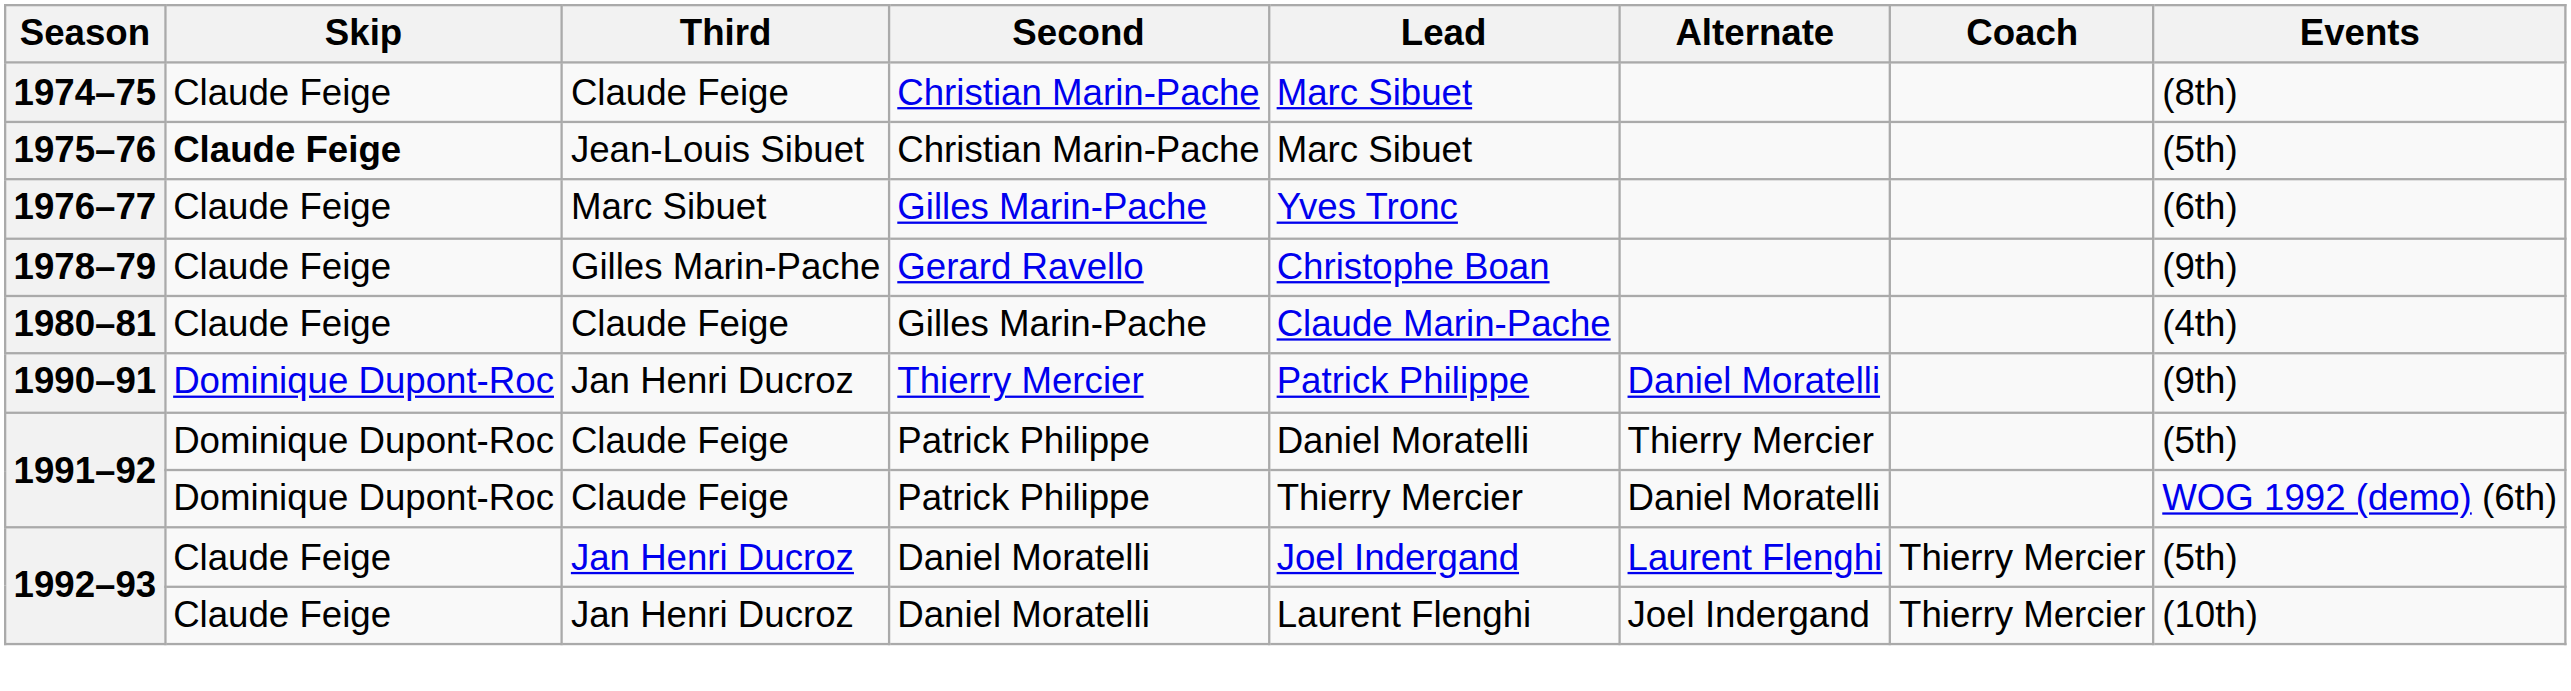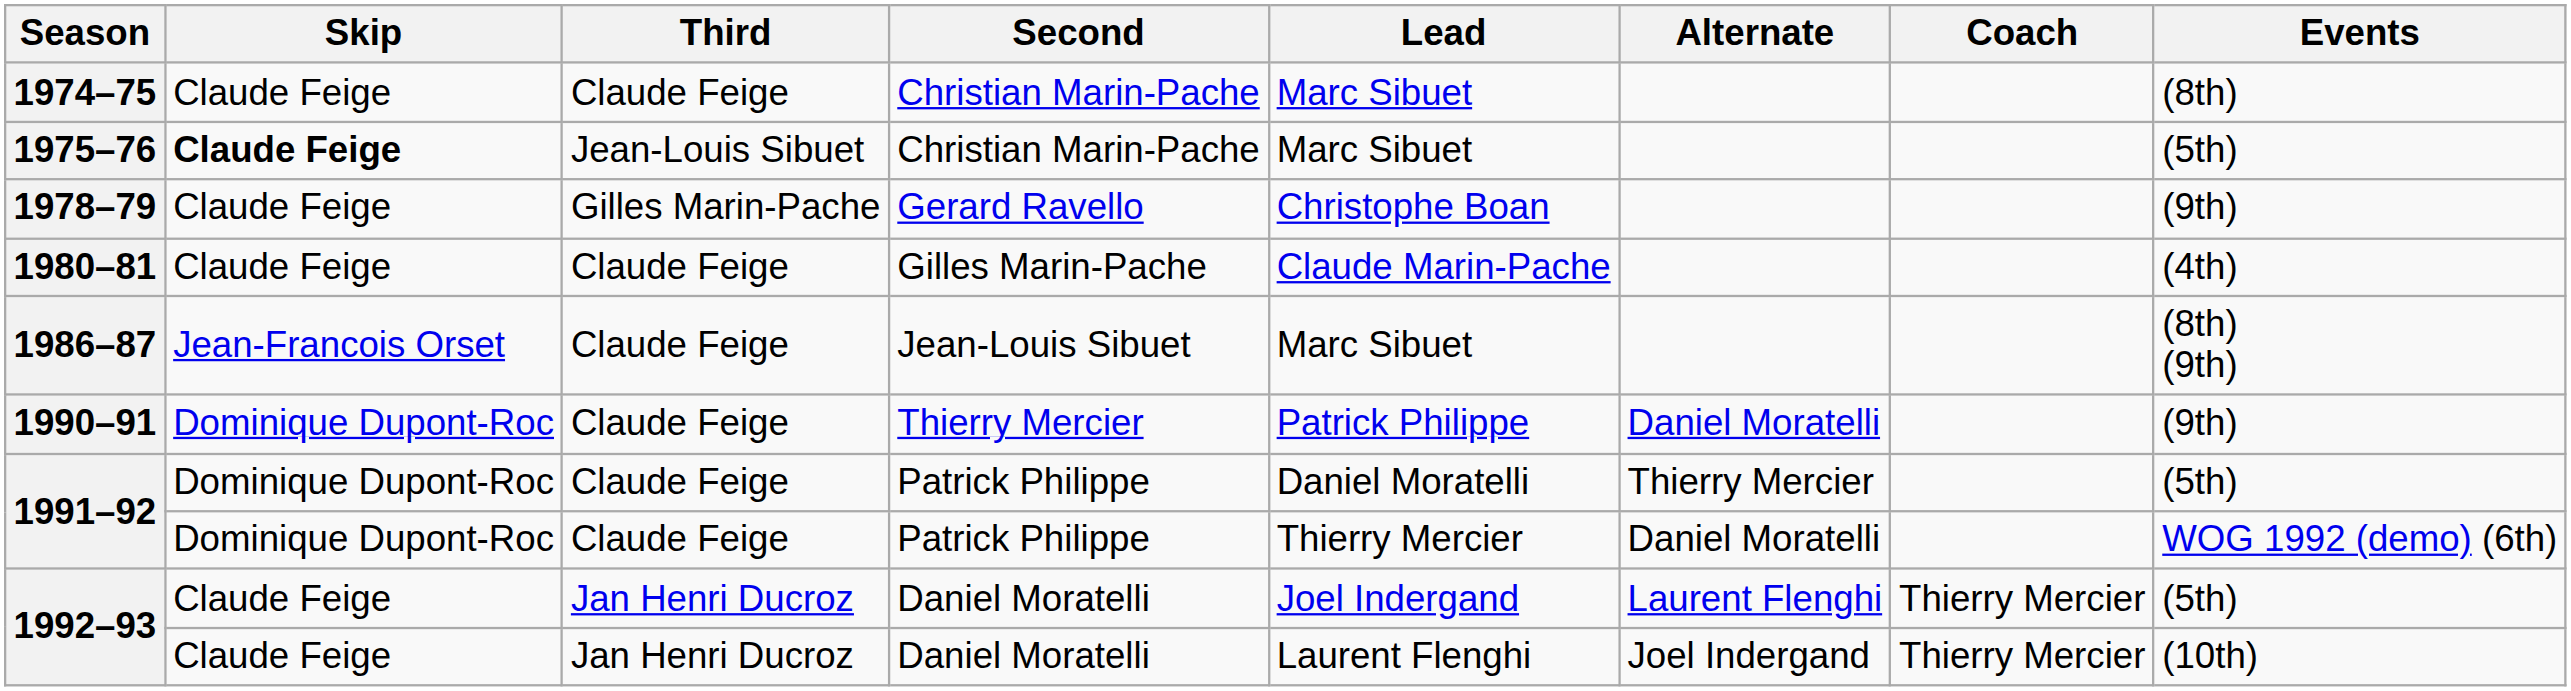- row: (85, 207)
+ row: (85, 344)
(712, 382) Jan Henri Ducroz -> (680, 423) Claude Feige
